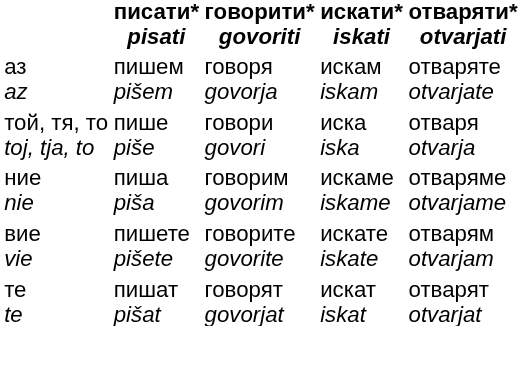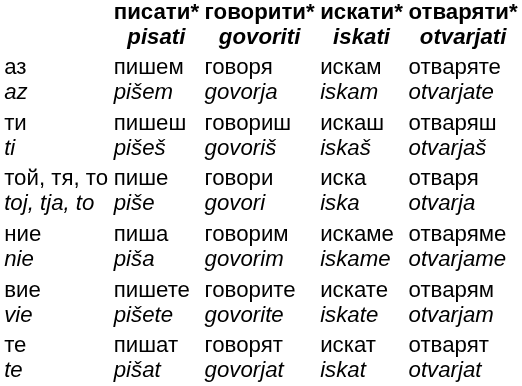+ row: (15, 135)
